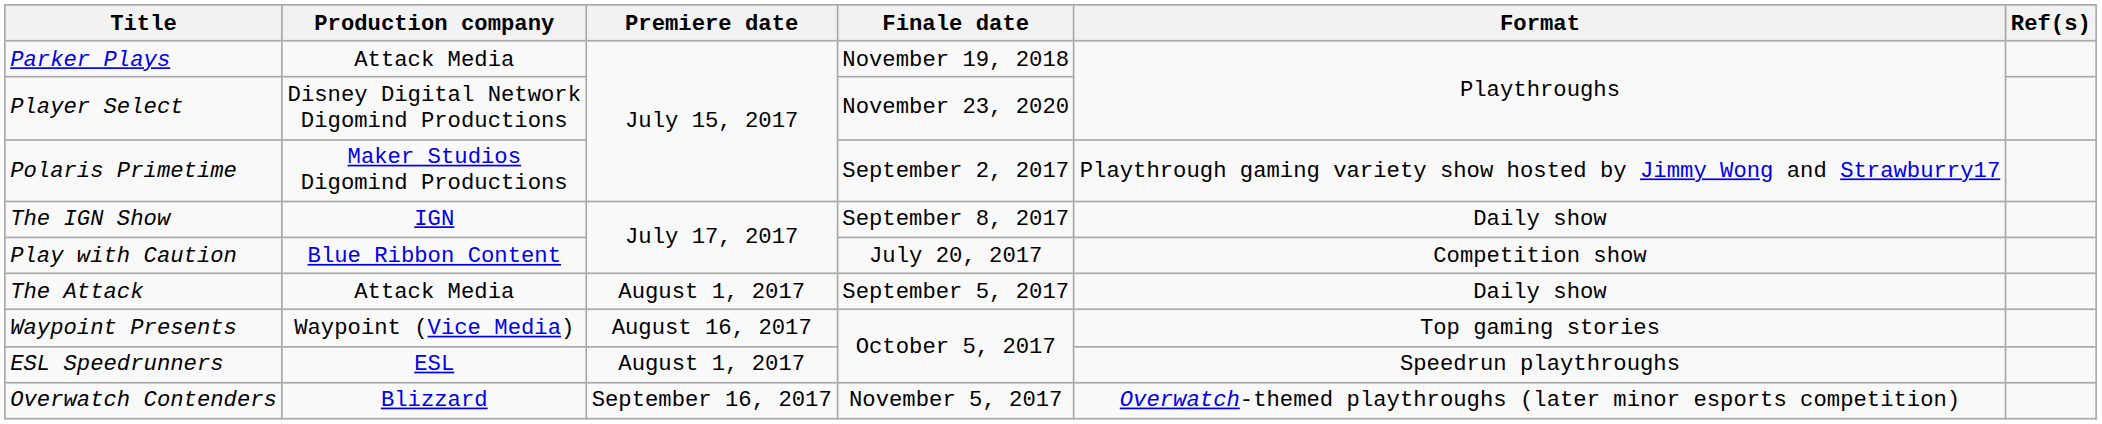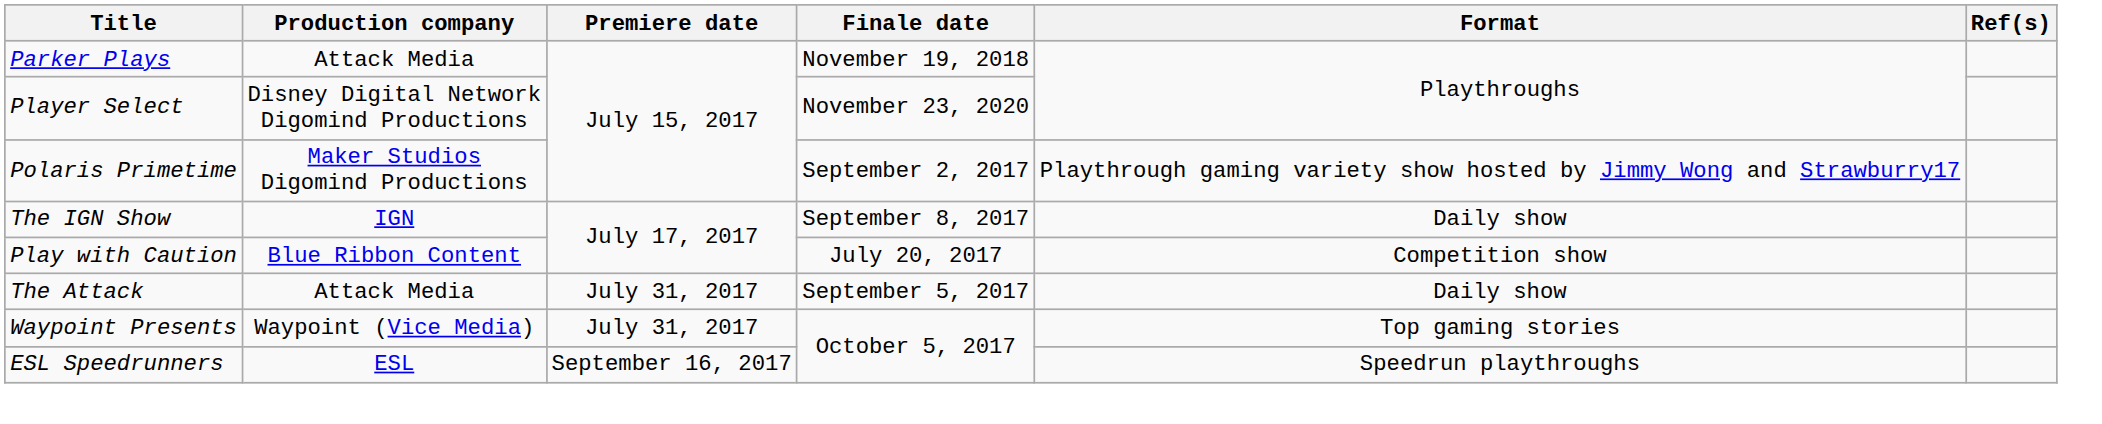(712, 292) August 1, 2017 -> (672, 292) July 31, 2017
(712, 328) August 16, 2017 -> (672, 328) July 31, 2017
(712, 364) August 1, 2017 -> (672, 364) September 16, 2017
- row: (144, 400)
